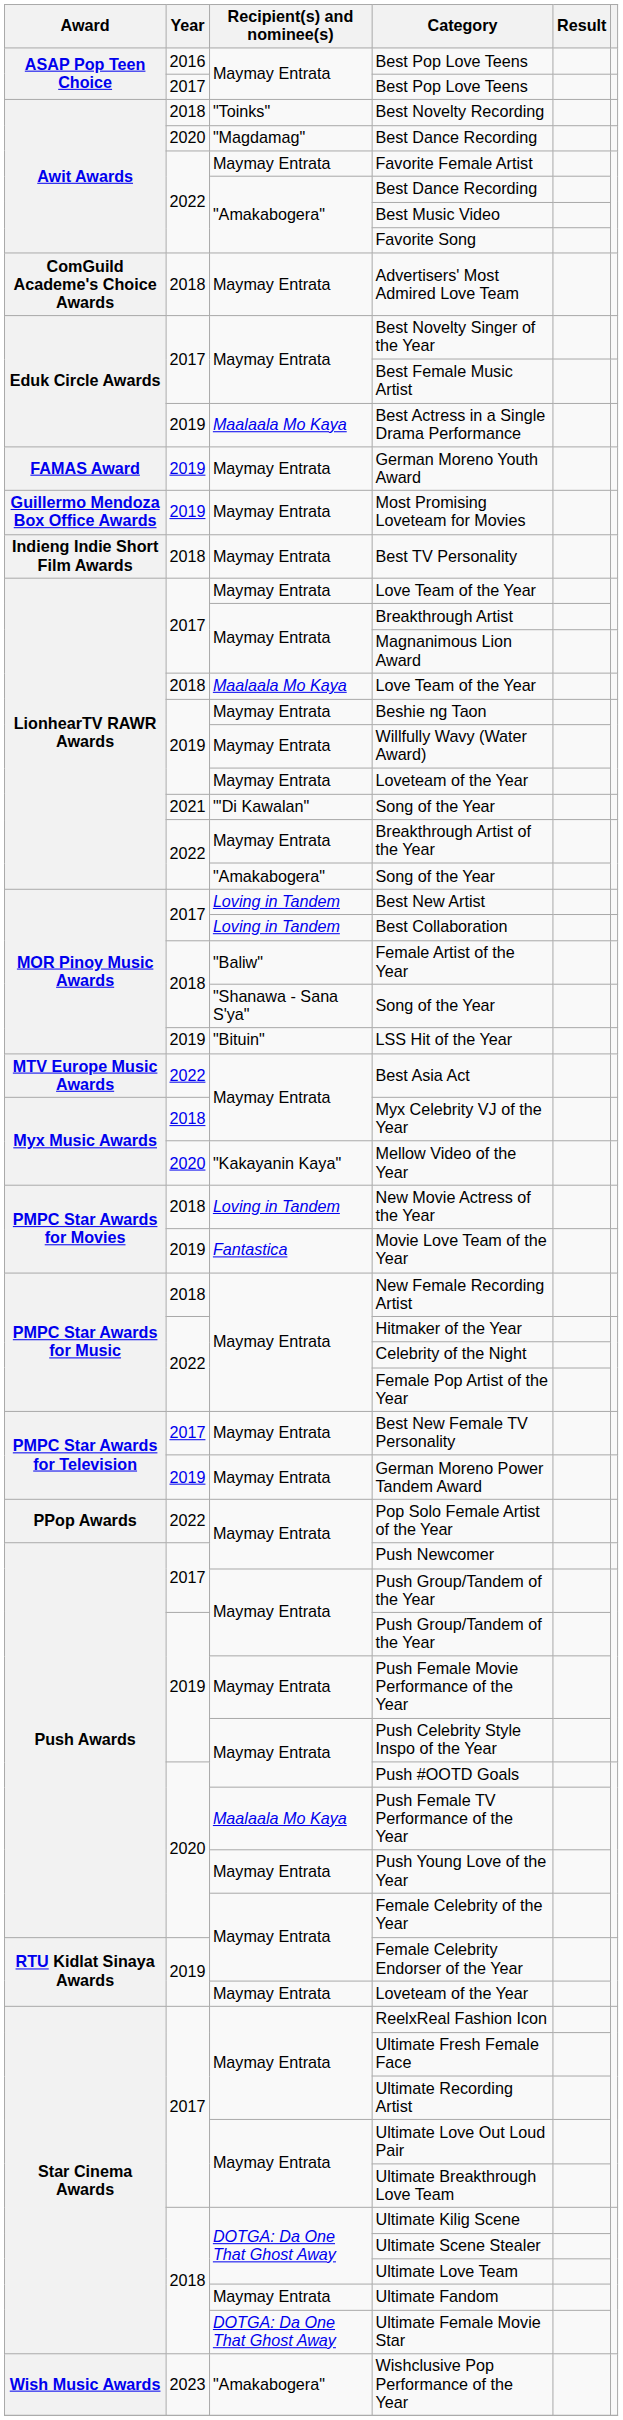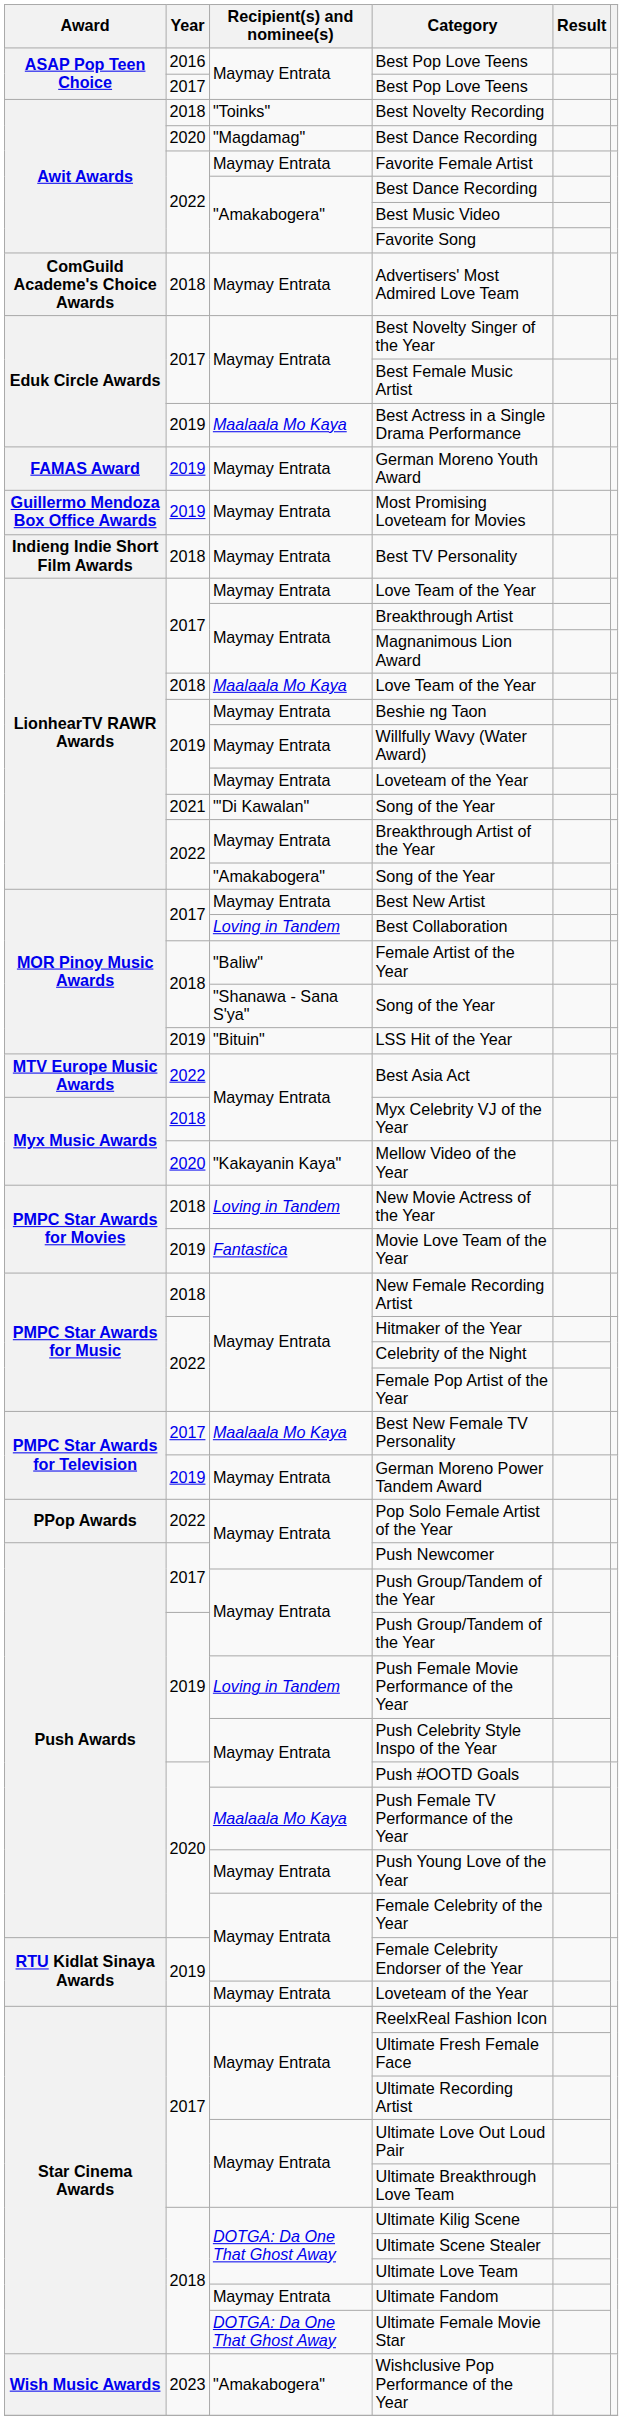(276, 901) Loving in Tandem -> (272, 901) Maymay Entrata
(272, 1433) Maymay Entrata -> (280, 1433) Maalaala Mo Kaya
(272, 1687) Maymay Entrata -> (276, 1687) Loving in Tandem
